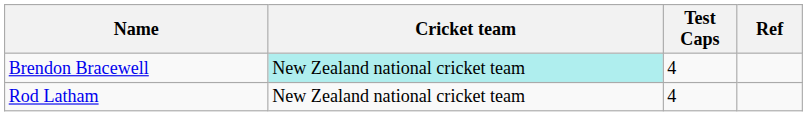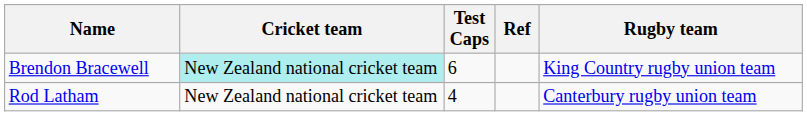+ column: (671, 29)
(672, 67) 4 -> (452, 67) 6
